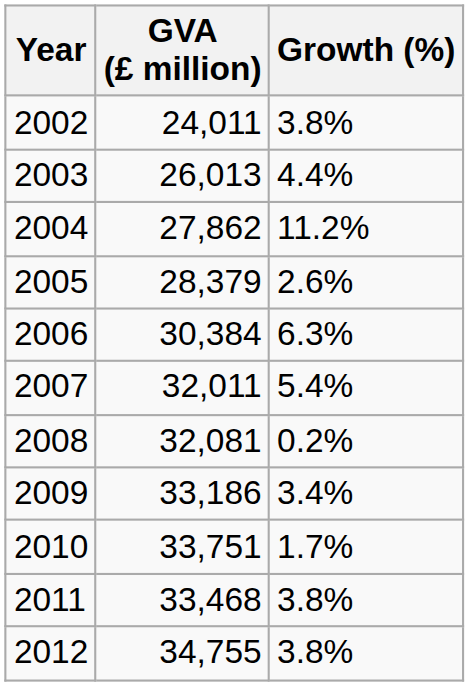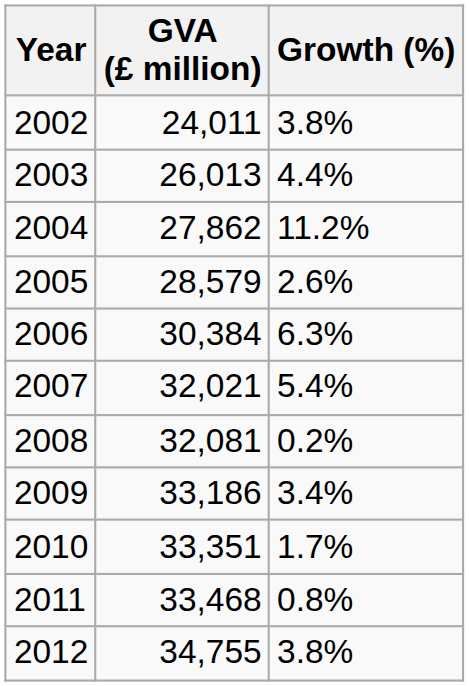(210, 281) 28,379 -> (210, 281) 28,579
(212, 387) 32,011 -> (210, 387) 32,021
(210, 546) 33,751 -> (210, 546) 33,351
(315, 599) 3.8% -> (315, 599) 0.8%
